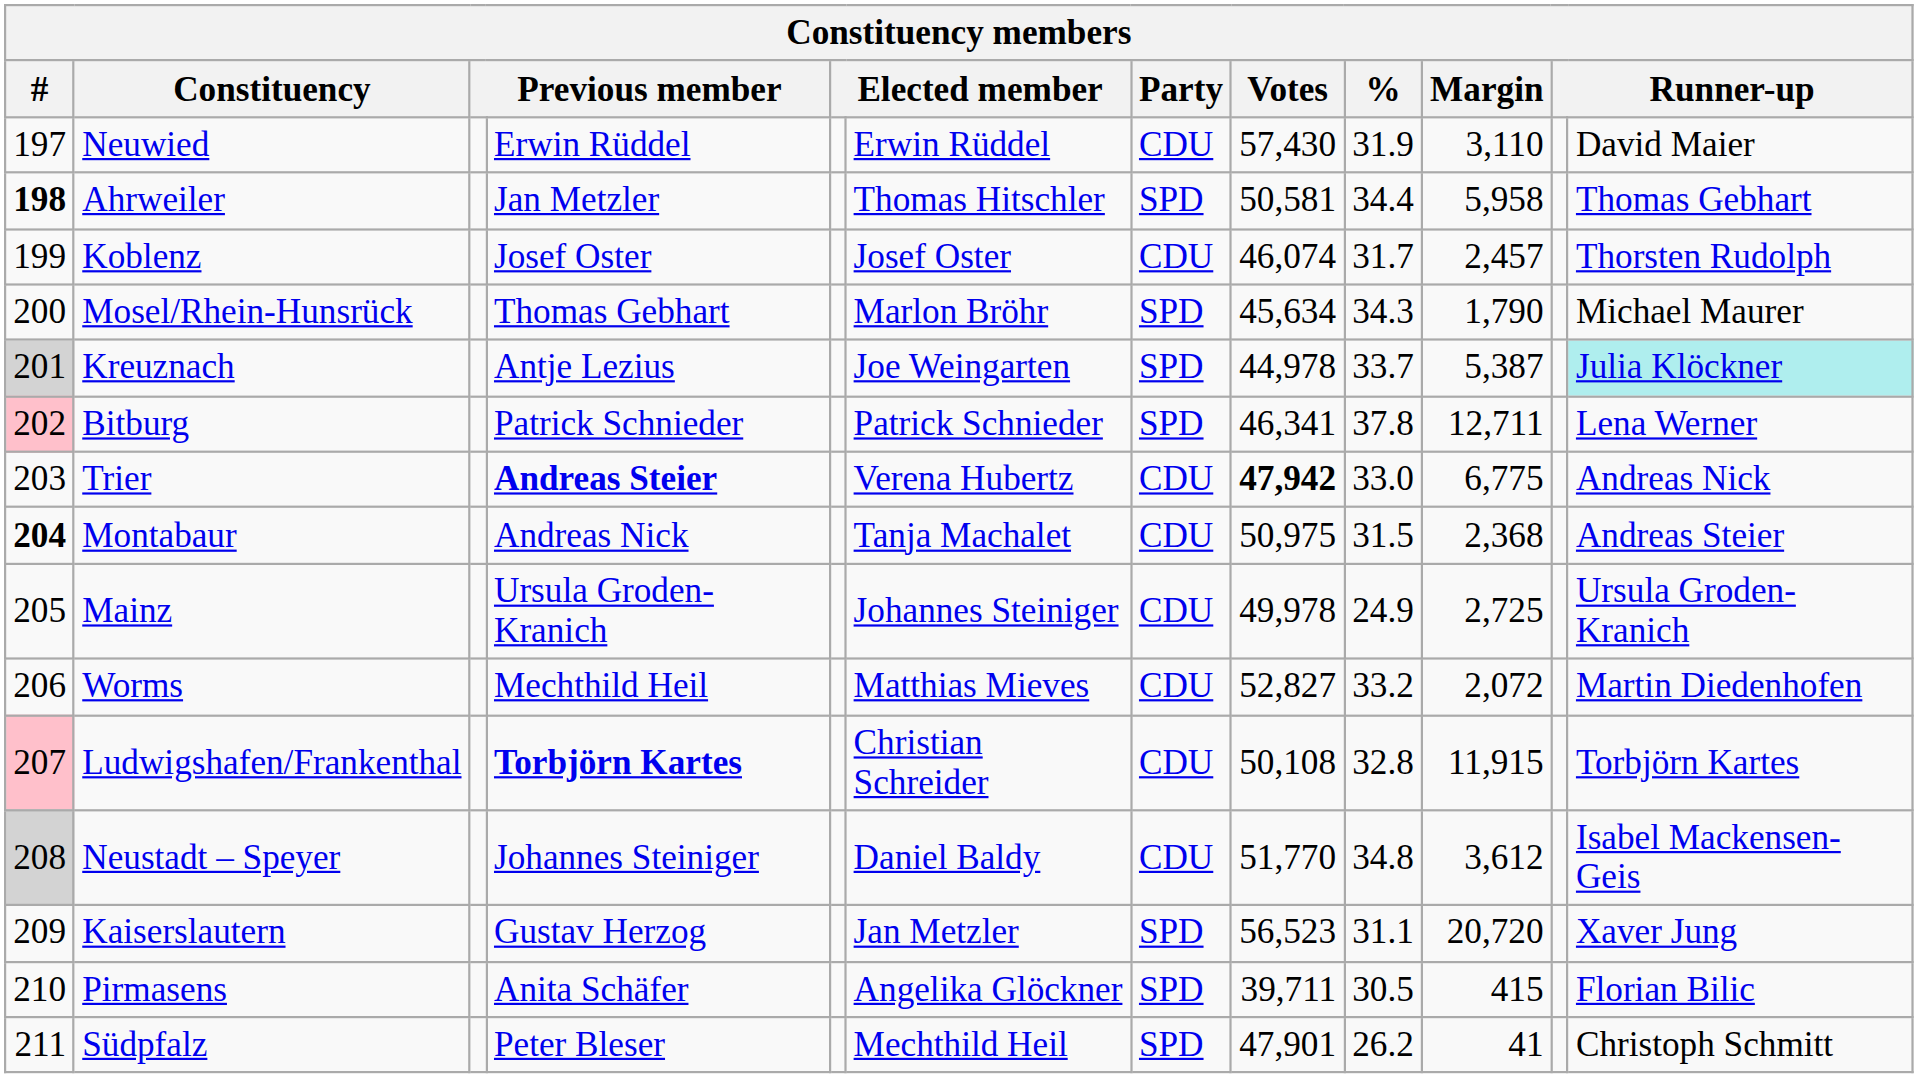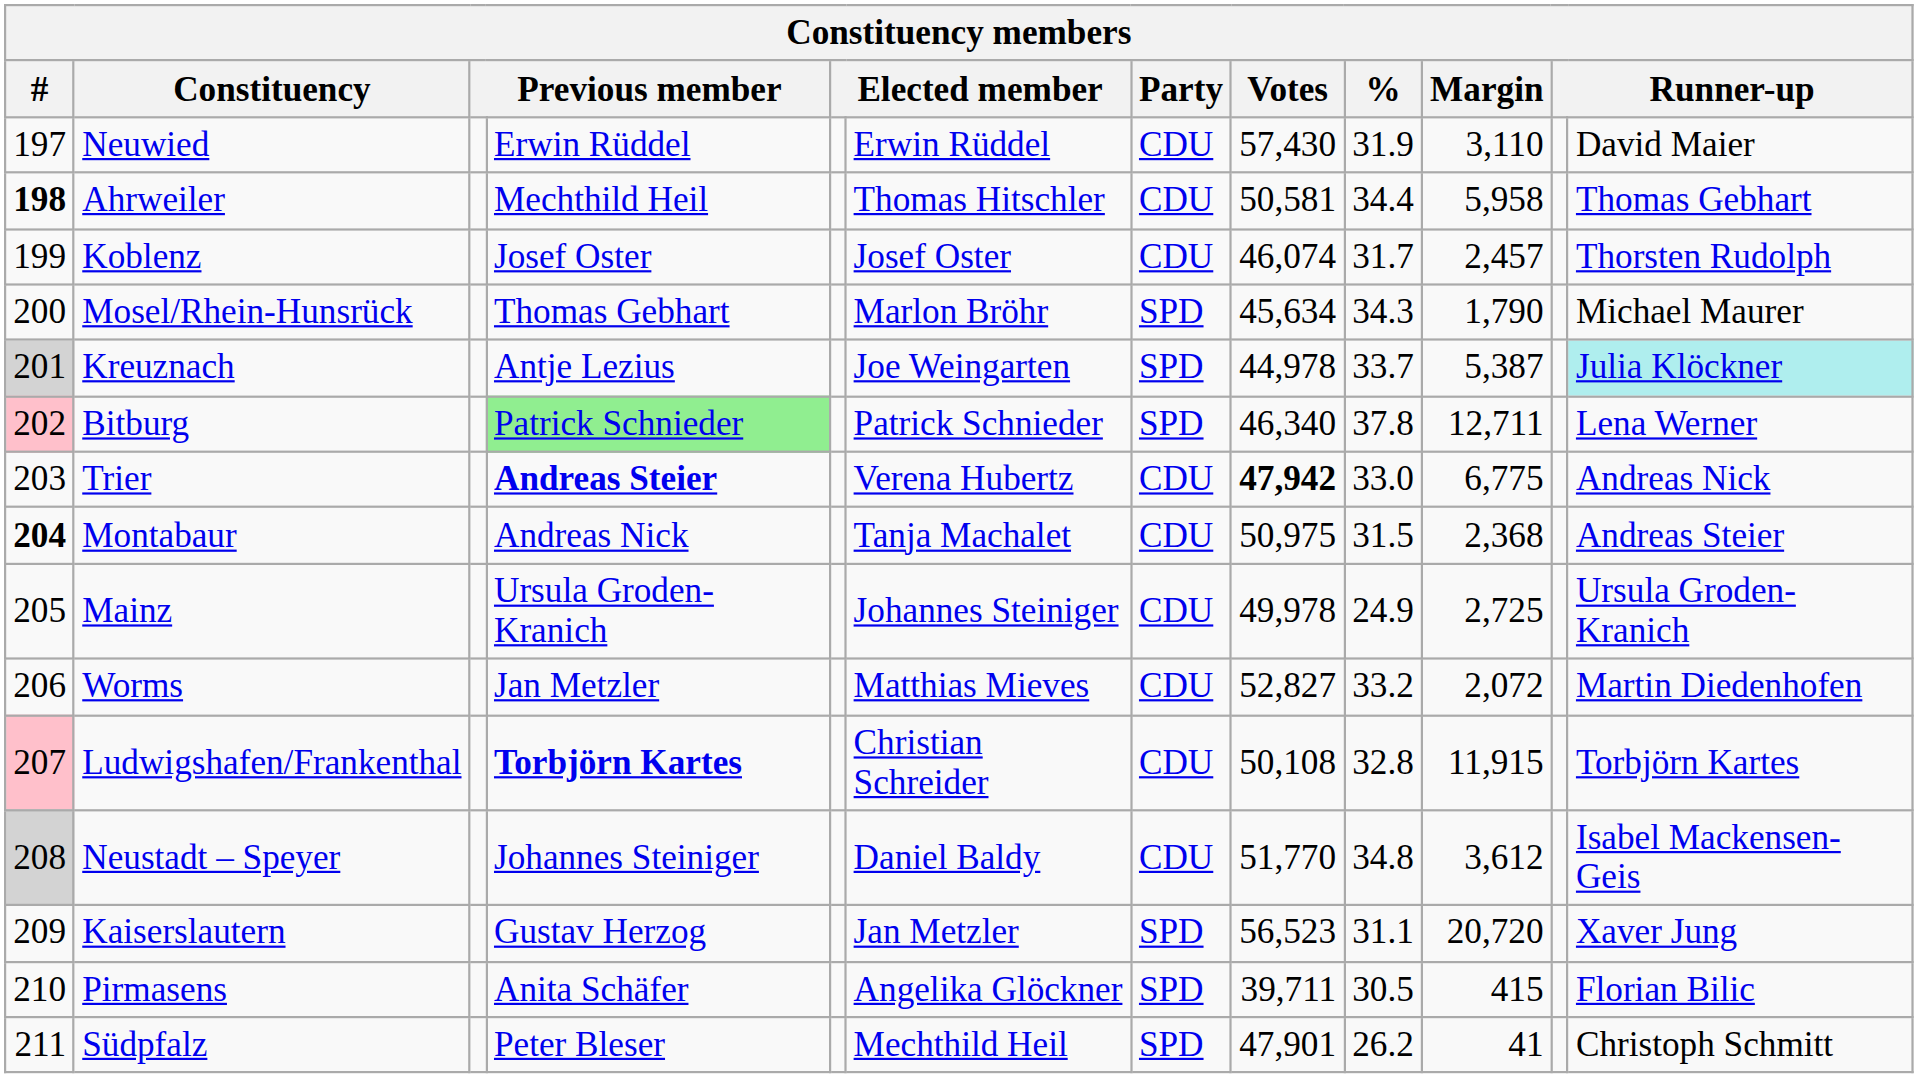(577, 199) Jan Metzler -> (601, 199) Mechthild Heil
(1171, 199) SPD -> (1176, 199) CDU
(619, 423) no background -> (619, 423) lightgreen background
(1288, 423) 46,341 -> (1288, 423) 46,340
(601, 686) Mechthild Heil -> (577, 686) Jan Metzler
